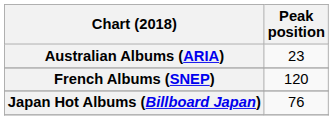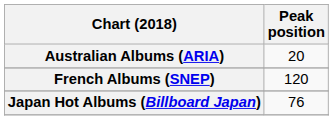(296, 56) 23 -> (296, 56) 20
